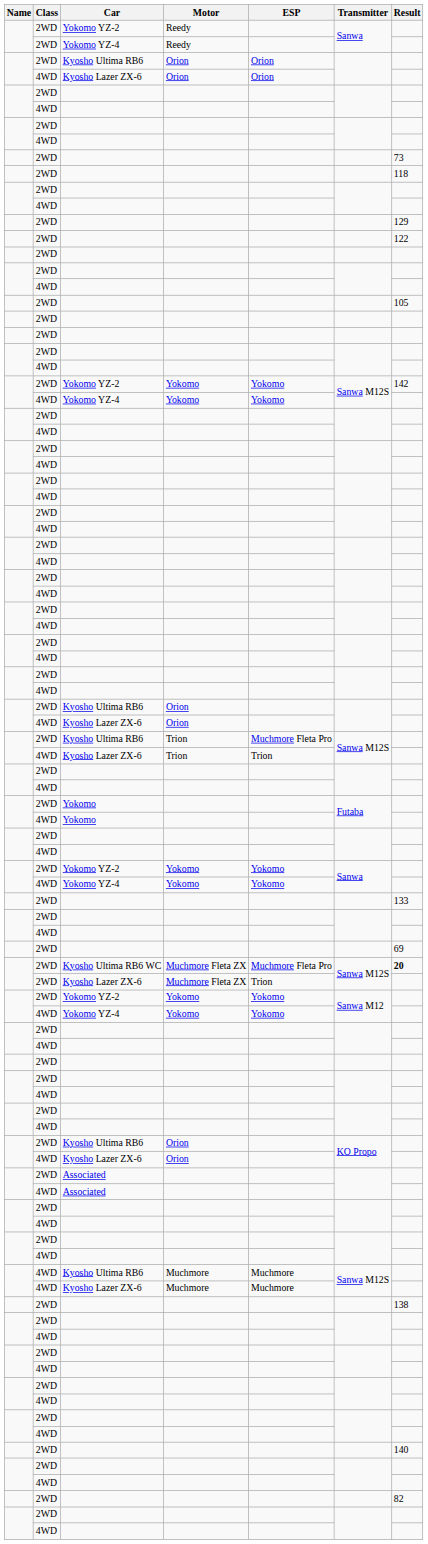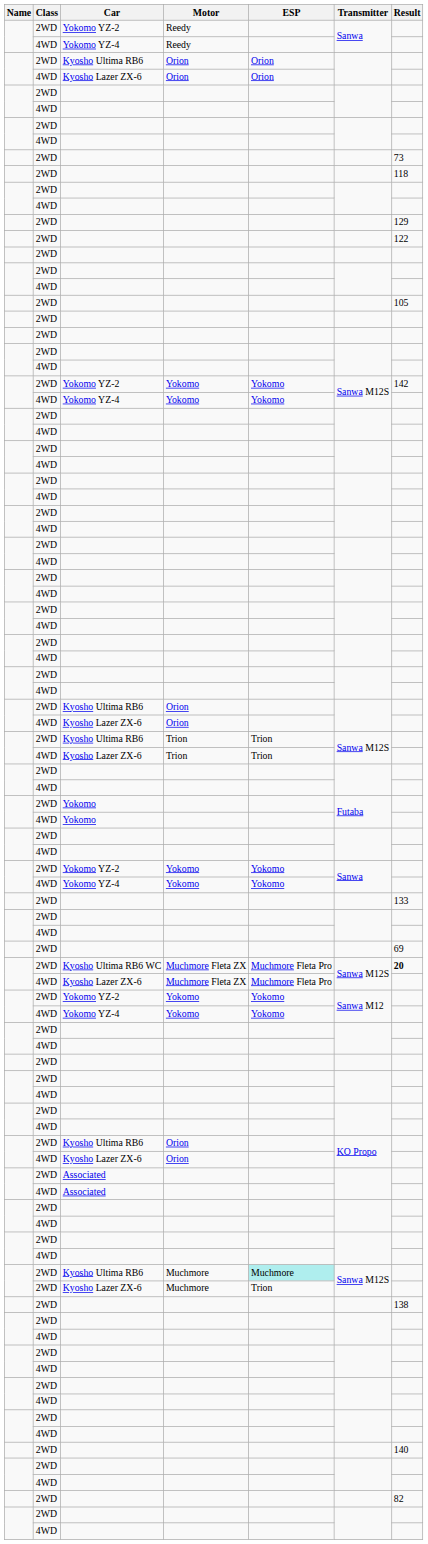(46, 44) 2WD -> (46, 44) 4WD
(292, 739) Muchmore Fleta Pro -> (262, 739) Trion
(46, 981) 2WD -> (46, 981) 4WD
(262, 981) Trion -> (292, 981) Muchmore Fleta Pro
(46, 1272) 4WD -> (46, 1272) 2WD
(272, 1272) no background -> (272, 1272) paleturquoise background
(46, 1288) 4WD -> (46, 1288) 2WD
(272, 1288) Muchmore -> (262, 1288) Trion
